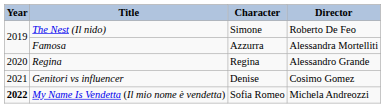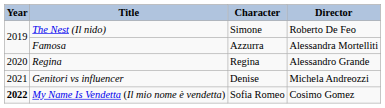(322, 78) Cosimo Gomez -> (329, 78) Michela Andreozzi
(329, 95) Michela Andreozzi -> (322, 95) Cosimo Gomez
